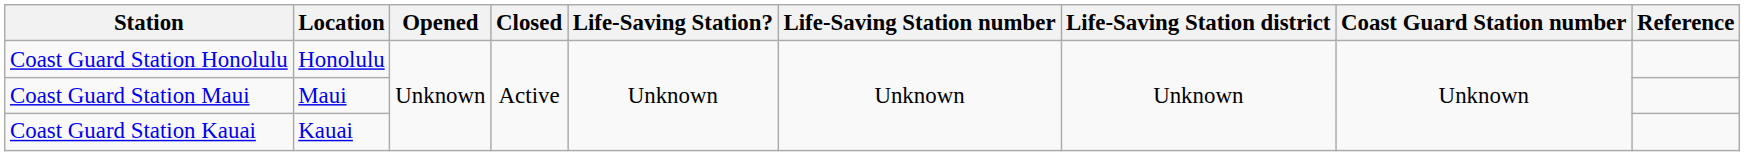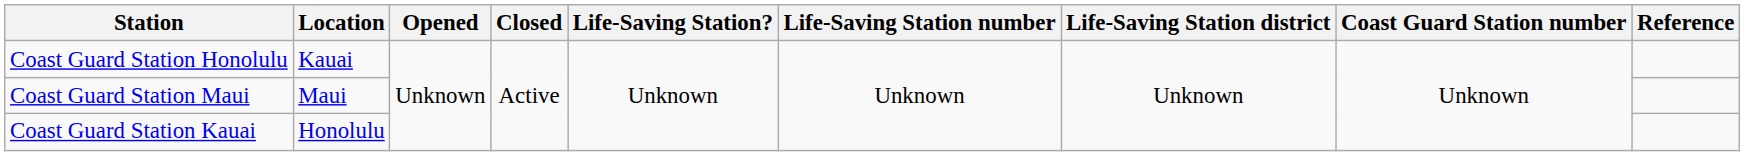(341, 58) Honolulu -> (326, 58) Kauai
(326, 131) Kauai -> (341, 131) Honolulu
